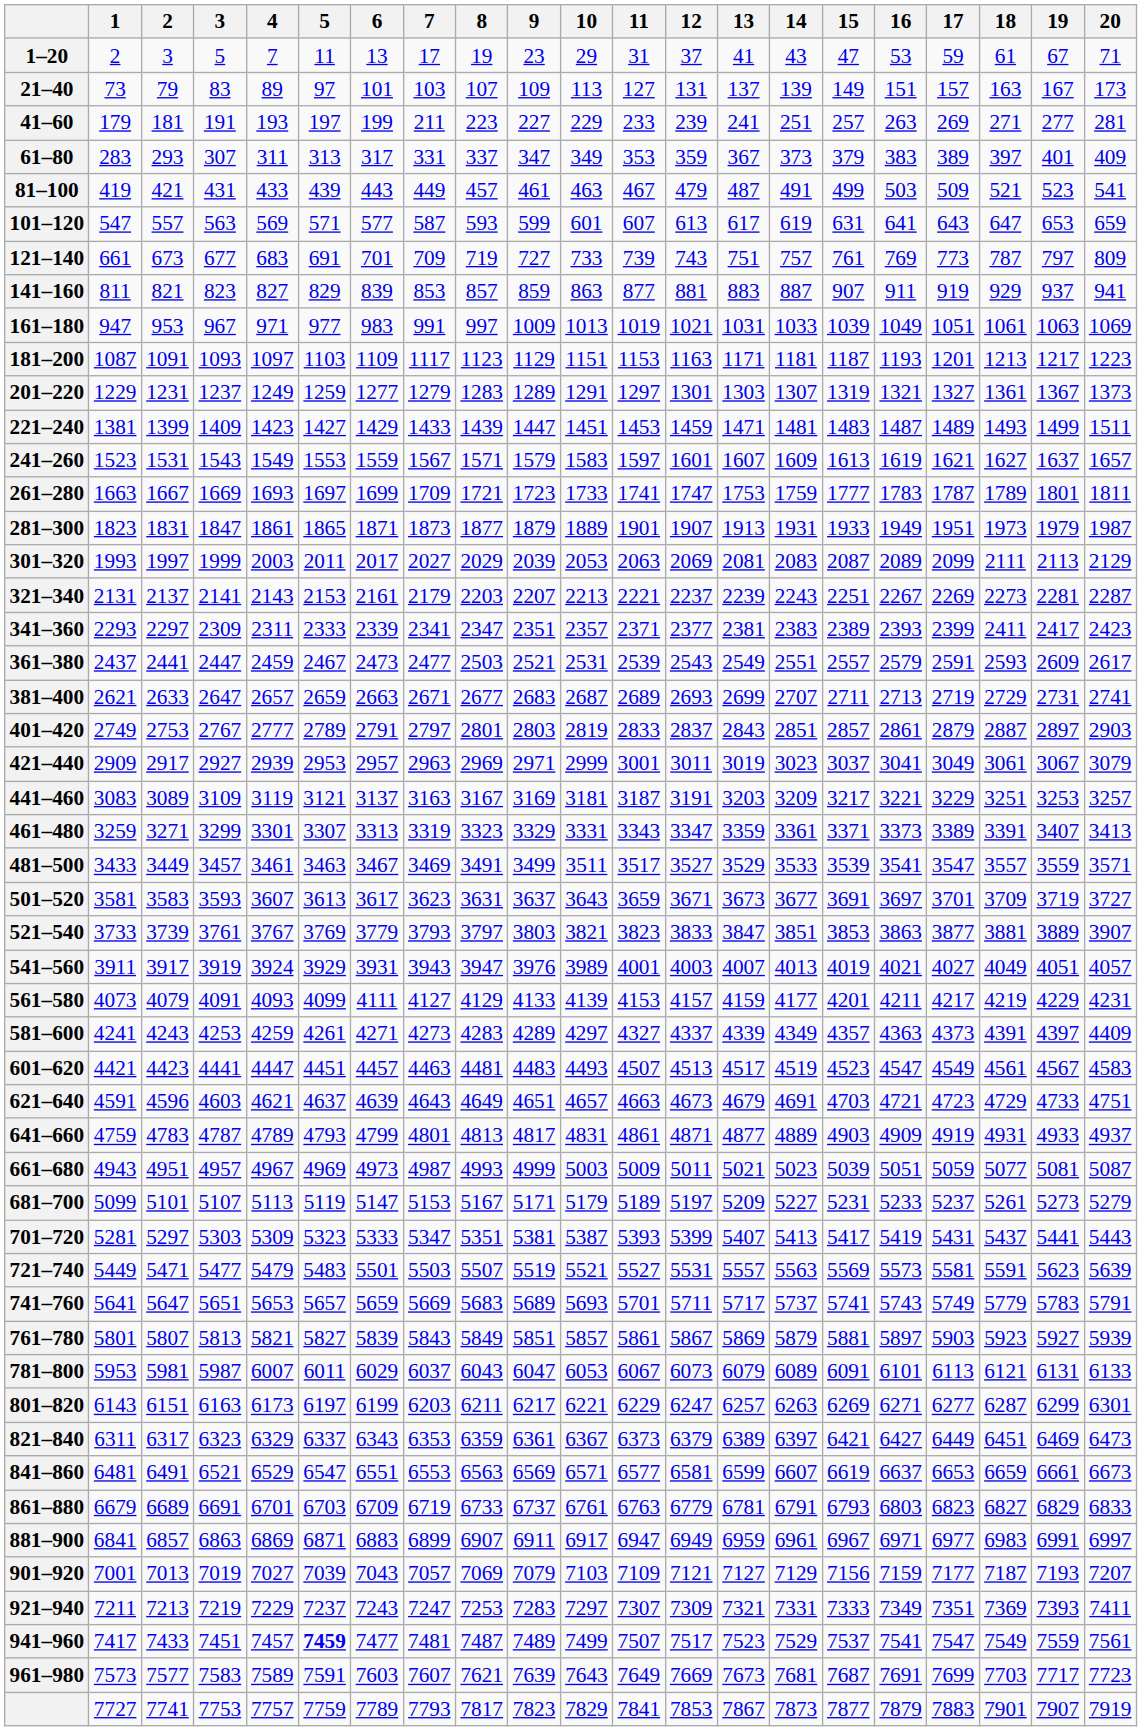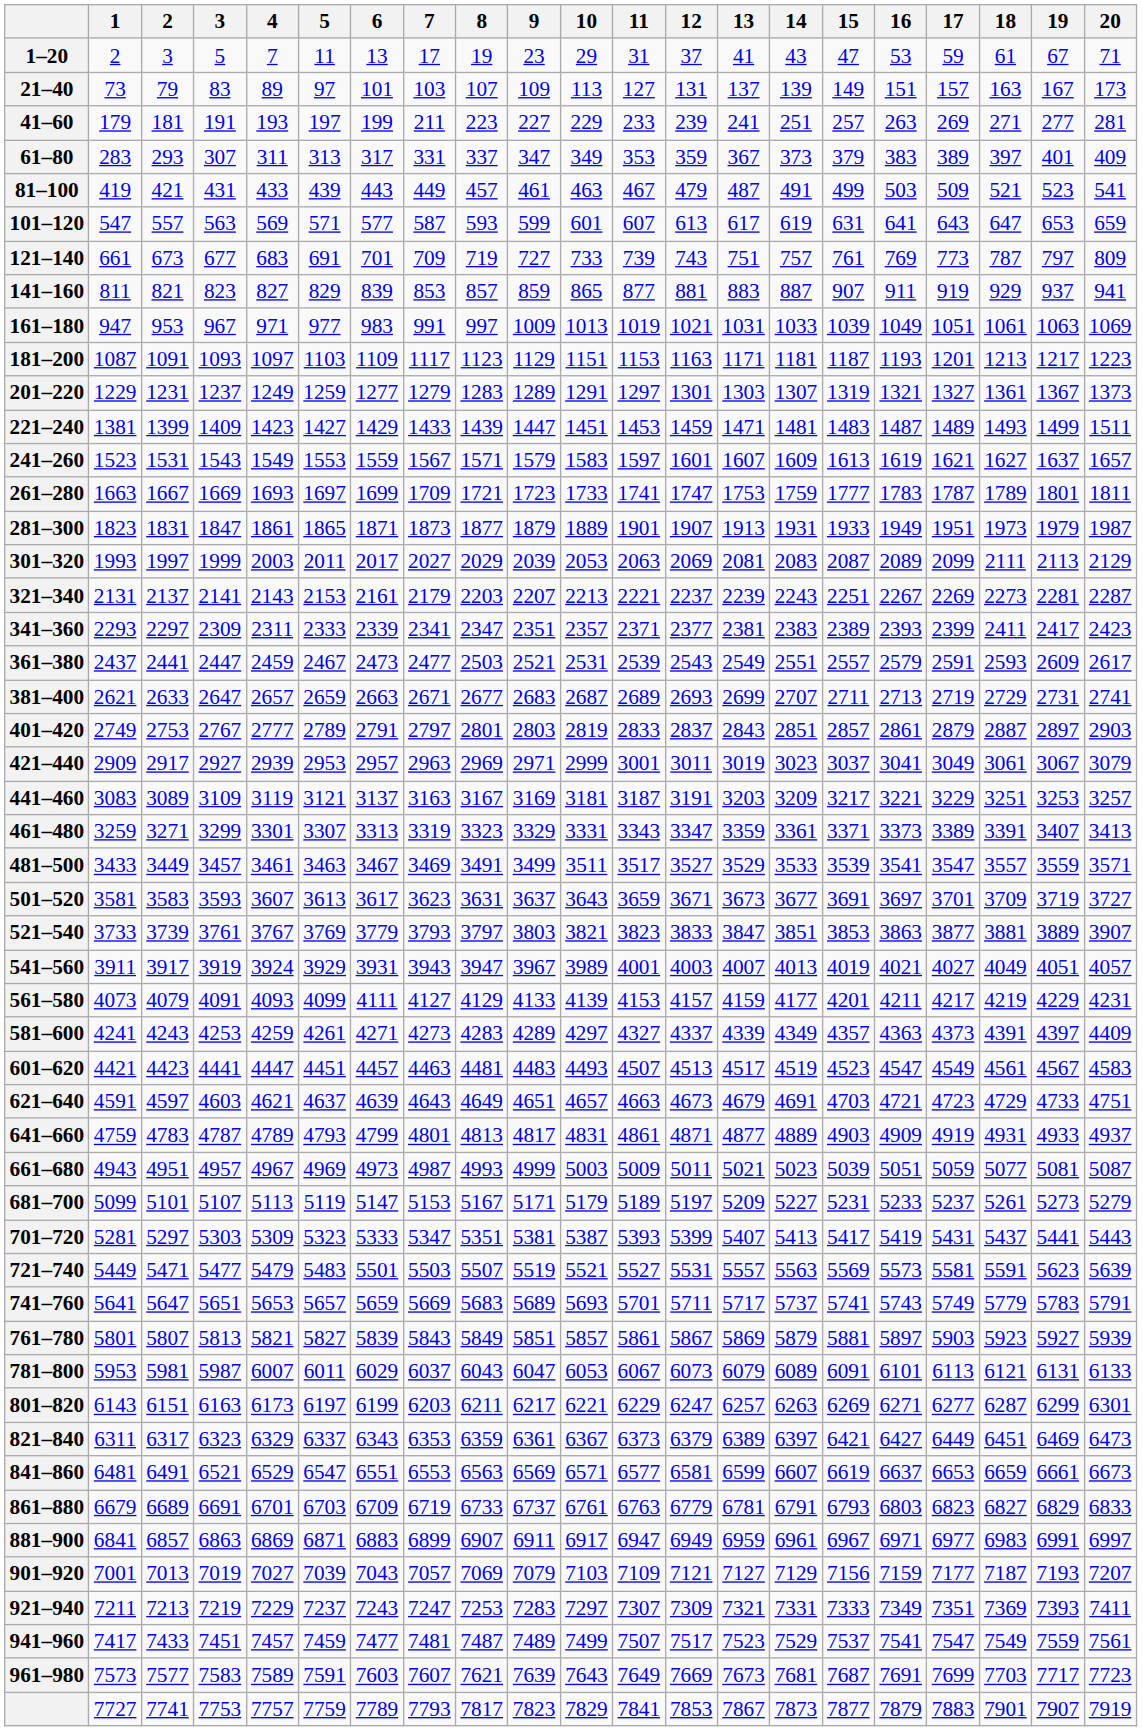(586, 291) 863 -> (586, 291) 865
(534, 966) 3976 -> (534, 966) 3967
(168, 1101) 4596 -> (168, 1101) 4597
(325, 1641) bold -> (325, 1641) normal
